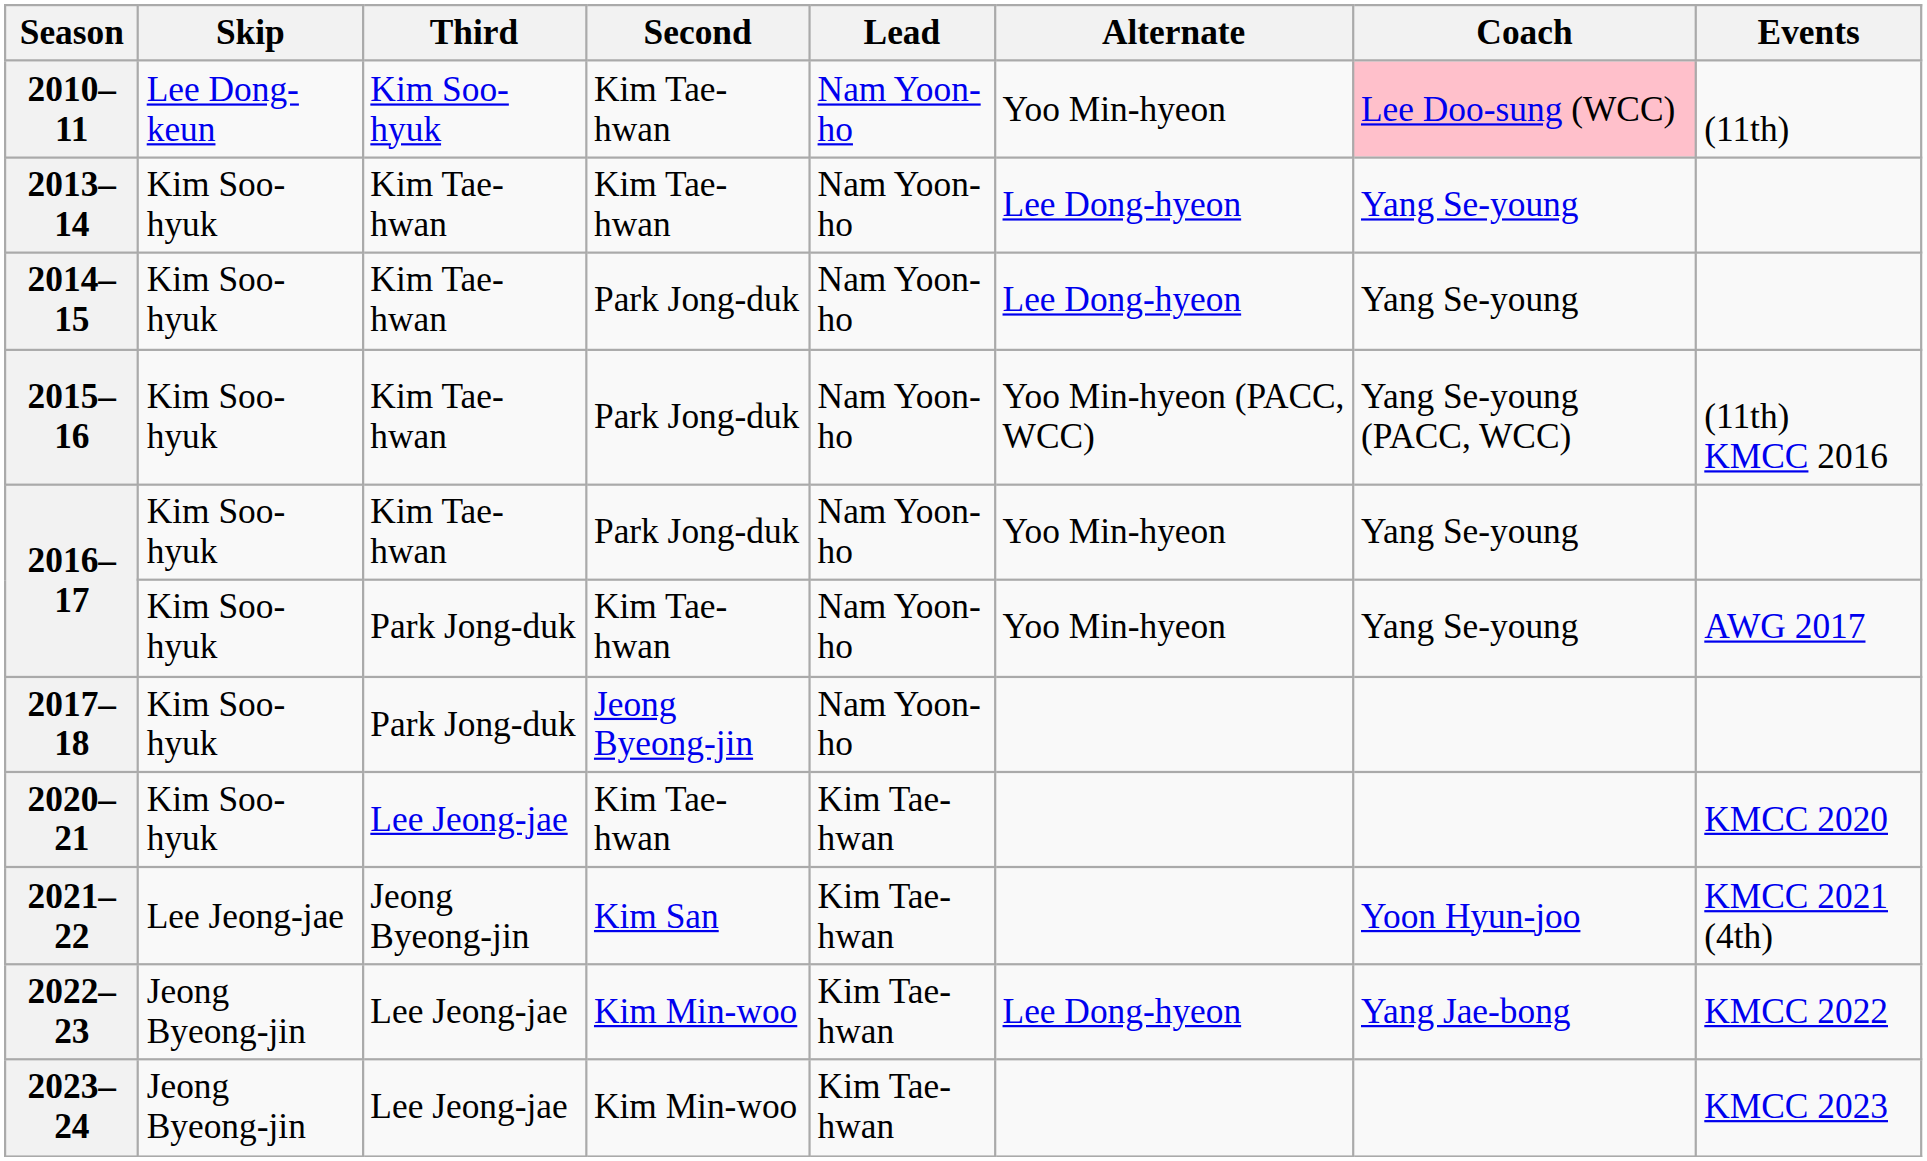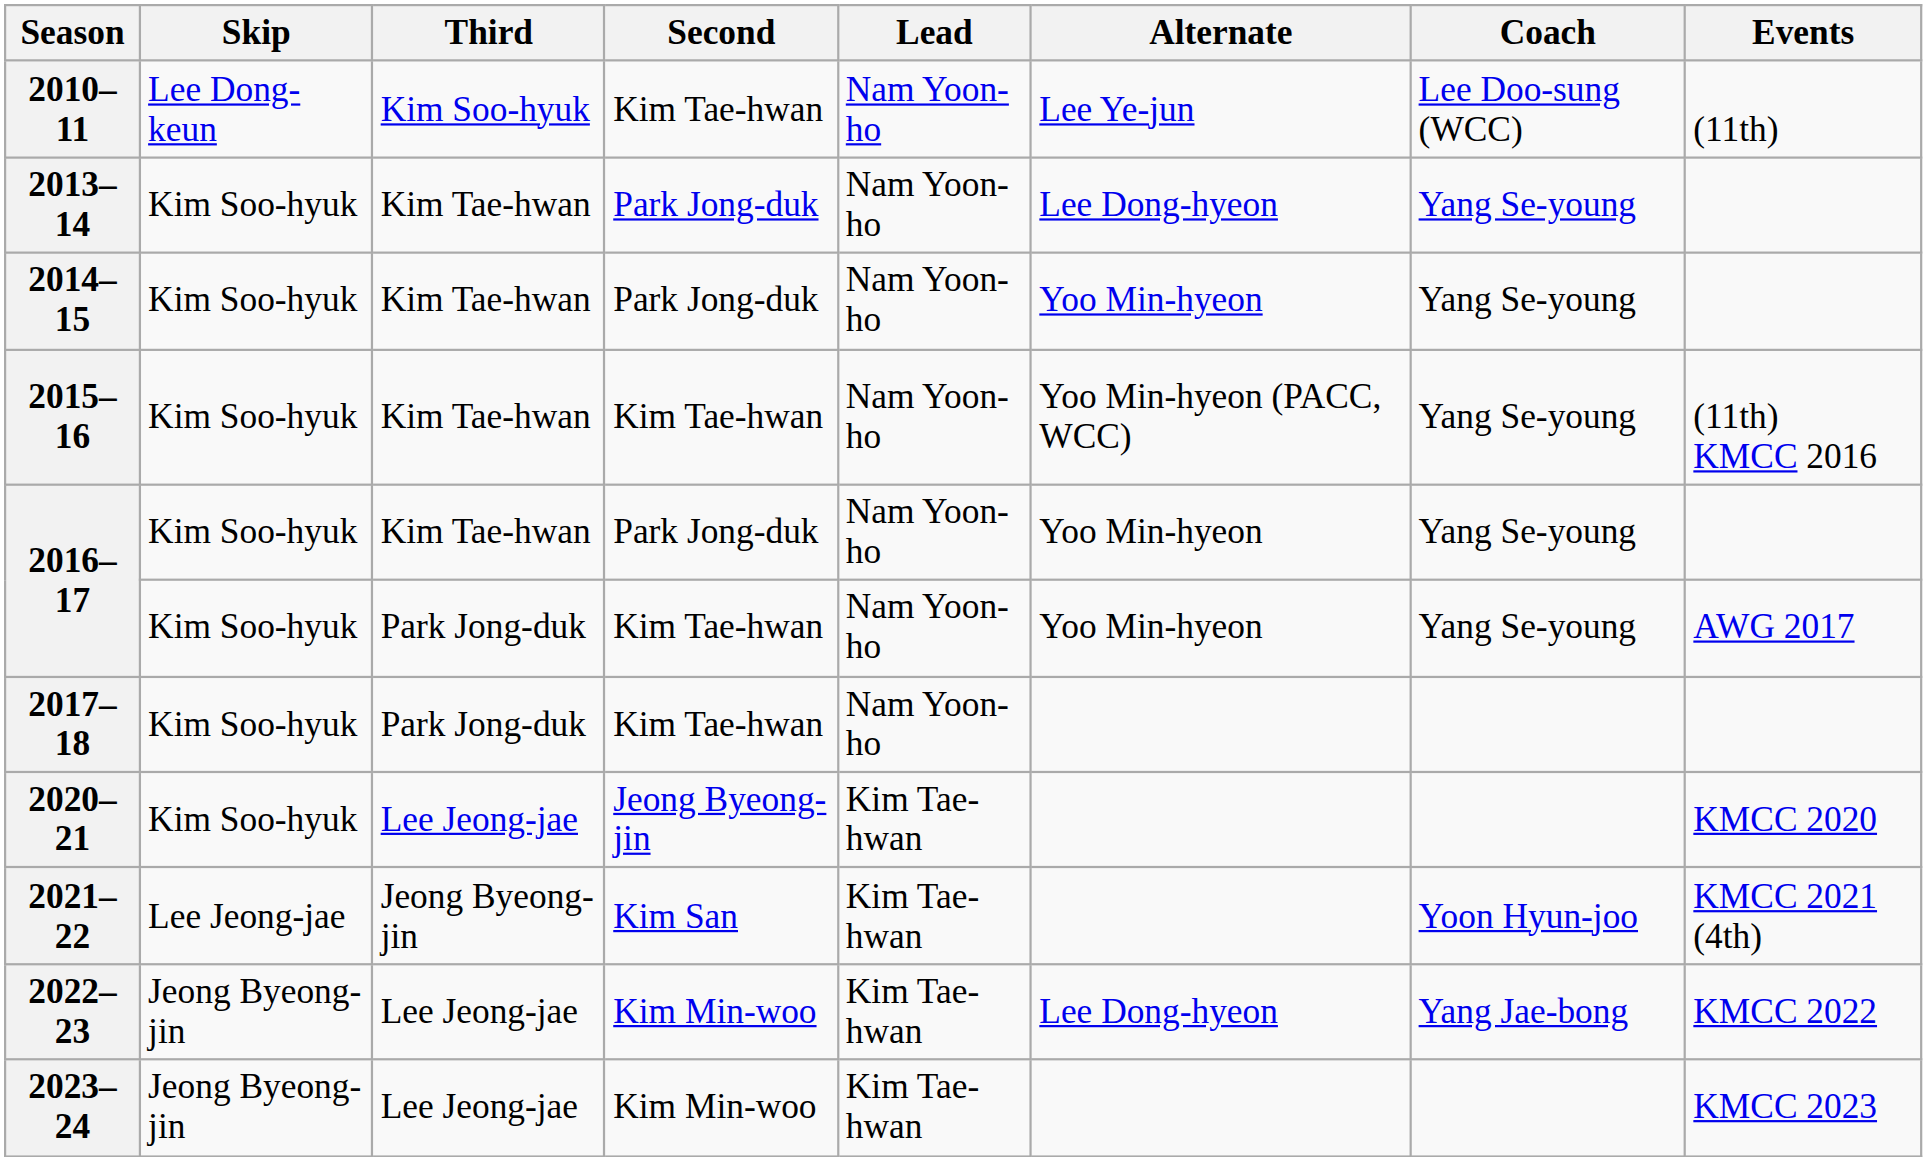(1114, 108) Yoo Min-hyeon -> (1117, 108) Lee Ye-jun
(1518, 108) pink background -> (1519, 108) no background
(661, 204) Kim Tae-hwan -> (716, 204) Park Jong-duk
(1122, 300) Lee Dong-hyeon -> (1151, 300) Yoo Min-hyeon
(697, 415) Park Jong-duk -> (718, 415) Kim Tae-hwan
(1470, 415) Yang Se-young (PACC, WCC) -> (1527, 415) Yang Se-young
(674, 723) Jeong Byeong-jin -> (718, 723) Kim Tae-hwan
(661, 819) Kim Tae-hwan -> (720, 819) Jeong Byeong-jin
